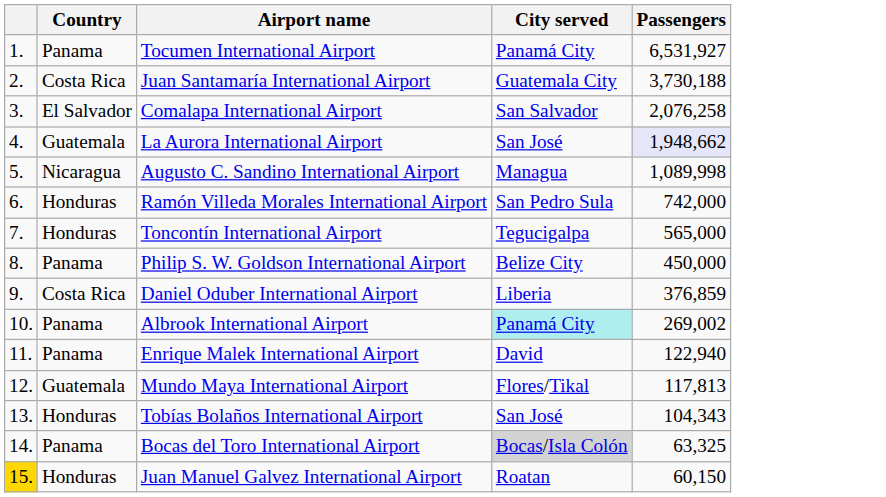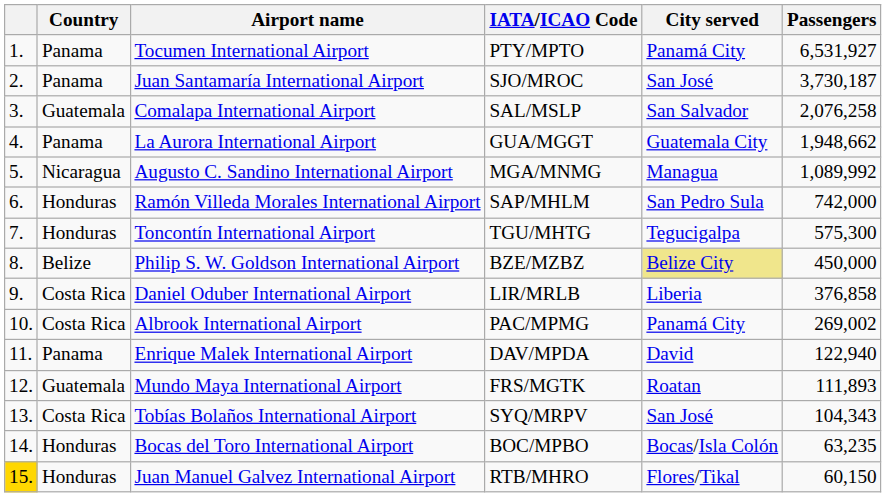+ column: (564, 19)
(84, 80) Costa Rica -> (72, 80) Panama
(556, 80) Guatemala City -> (680, 80) San José
(688, 80) 3,730,188 -> (838, 80) 3,730,187
(87, 111) El Salvador -> (83, 111) Guatemala
(83, 141) Guatemala -> (72, 141) Panama
(529, 141) San José -> (707, 141) Guatemala City
(688, 141) lavender background -> (838, 141) no background
(688, 171) 1,089,998 -> (838, 171) 1,089,992
(695, 232) 565,000 -> (845, 232) 575,300
(72, 263) Panama -> (66, 263) Belize
(539, 263) no background -> (690, 263) khaki background
(695, 293) 376,859 -> (845, 293) 376,858
(72, 324) Panama -> (84, 324) Costa Rica
(545, 324) paleturquoise background -> (696, 324) no background
(542, 385) Flores/Tikal -> (674, 385) Roatan
(695, 385) 117,813 -> (846, 385) 111,893
(79, 415) Honduras -> (84, 415) Costa Rica
(72, 446) Panama -> (79, 446) Honduras
(562, 446) lightgrey background -> (712, 446) no background
(700, 446) 63,325 -> (850, 446) 63,235
(523, 476) Roatan -> (693, 476) Flores/Tikal
